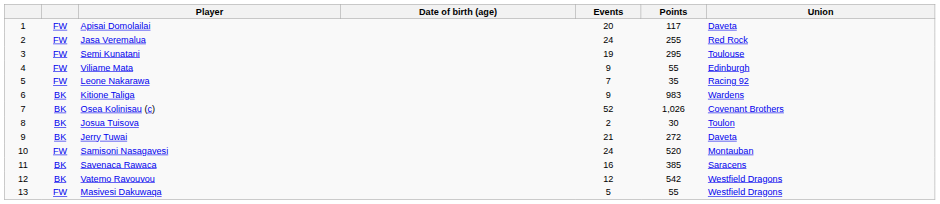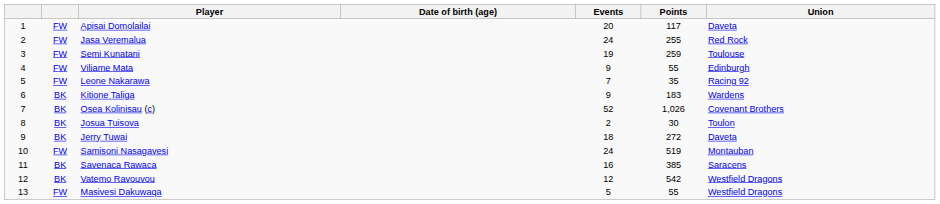(674, 54) 295 -> (674, 54) 259
(674, 95) 983 -> (674, 95) 183
(608, 137) 21 -> (608, 137) 18
(674, 151) 520 -> (674, 151) 519
